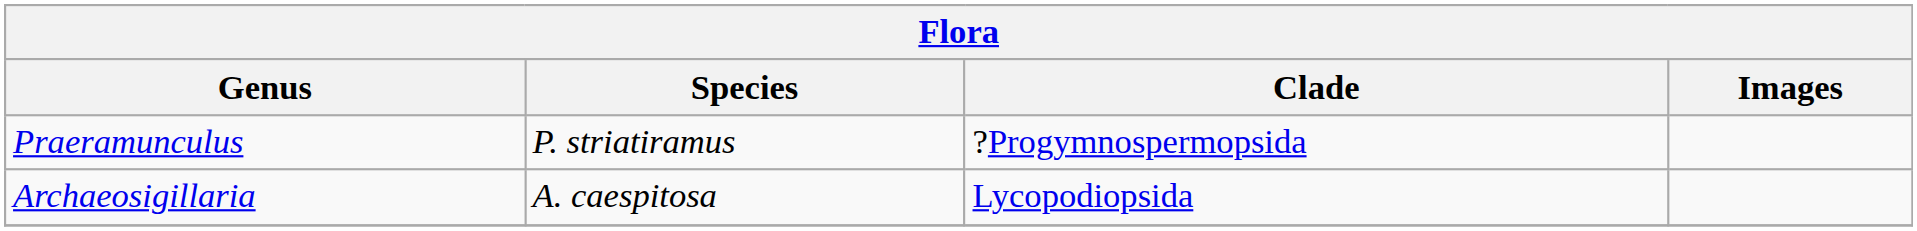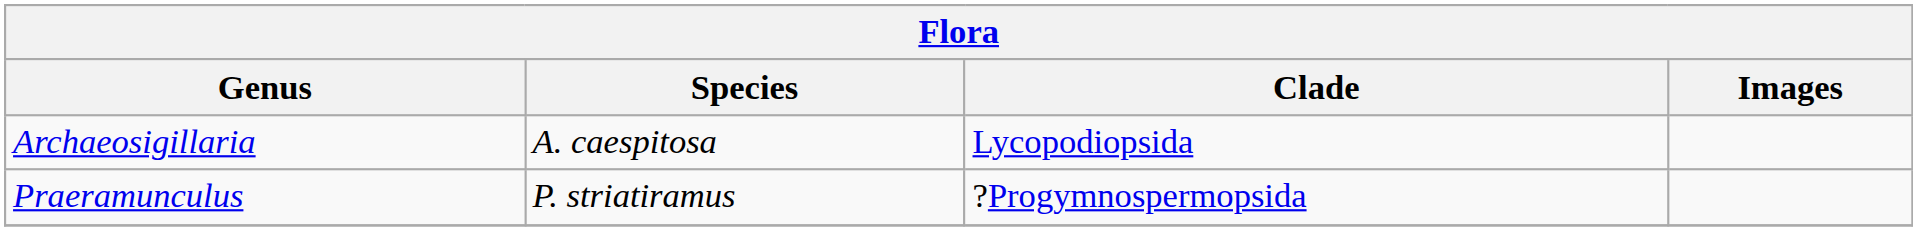rows swapped: (128, 141) <-> (134, 196)
